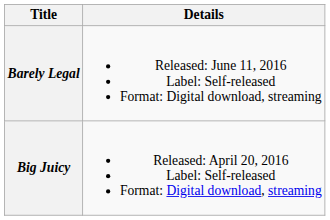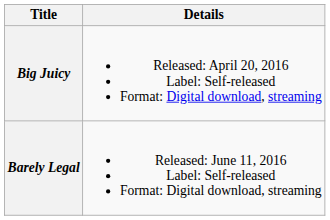rows swapped: (44, 168) <-> (44, 73)
